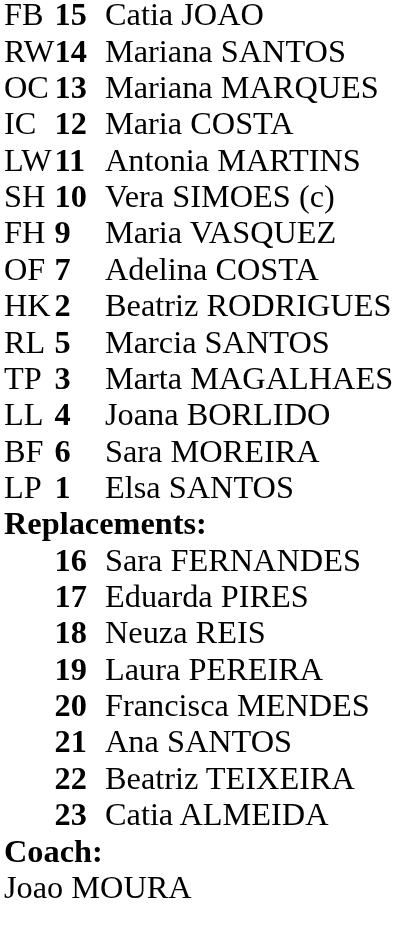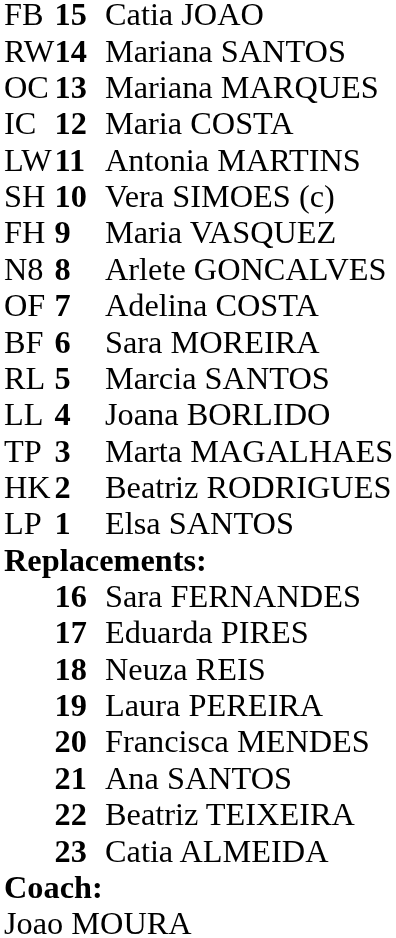+ row: (246, 269)
rows swapped: (212, 450) <-> (248, 305)
rows swapped: (218, 414) <-> (249, 378)
